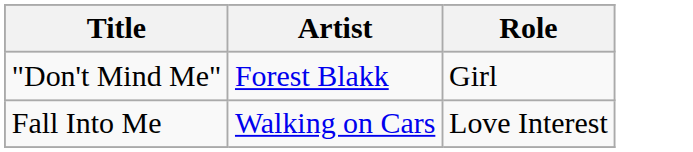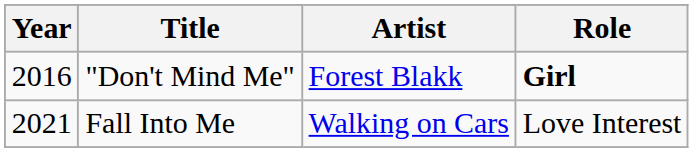+ column: (42, 28)
(473, 75) normal -> (549, 75) bold
